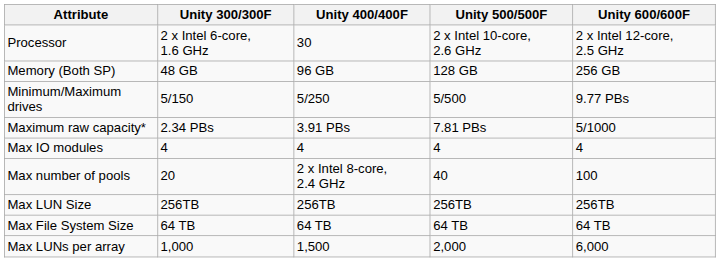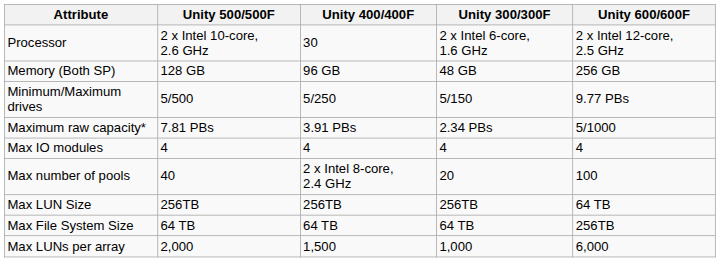columns swapped: (226, 14) <-> (501, 14)
(595, 204) 256TB -> (593, 204) 64 TB
(593, 225) 64 TB -> (595, 225) 256TB
